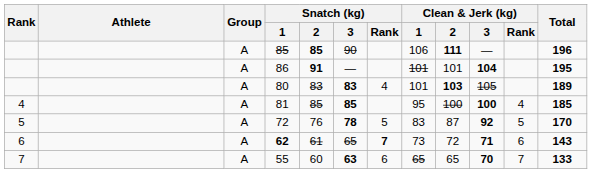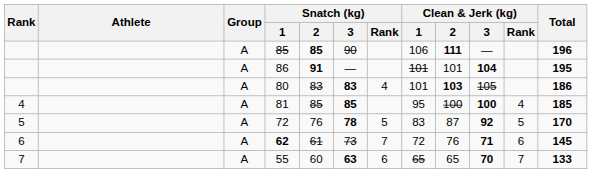(562, 86) 189 -> (562, 86) 186
(350, 141) 65 -> (350, 141) 73
(384, 141) bold -> (384, 141) normal
(419, 141) 73 -> (419, 141) 72
(453, 141) 72 -> (453, 141) 76
(562, 141) 143 -> (562, 141) 145
